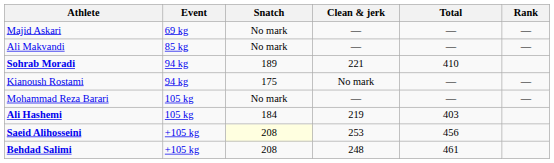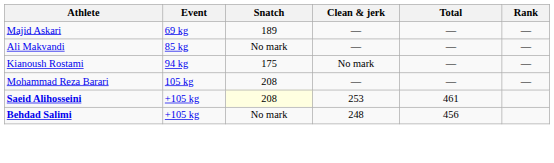(269, 30) No mark -> (269, 30) 189
- row: (41, 64)
(269, 98) No mark -> (269, 81) 208
- row: (34, 116)
(451, 133) 456 -> (451, 98) 461
(269, 150) 208 -> (269, 116) No mark
(451, 150) 461 -> (451, 116) 456
